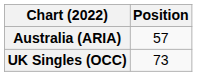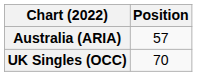(161, 60) 73 -> (161, 60) 70
